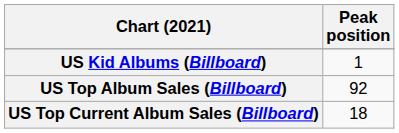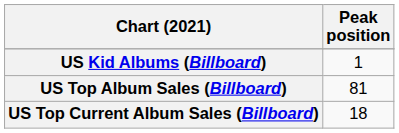(358, 88) 92 -> (358, 88) 81
